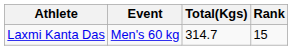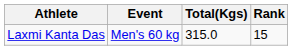(201, 34) 314.7 -> (201, 34) 315.0
